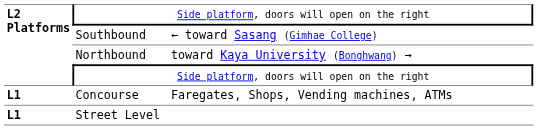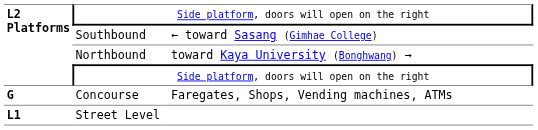(14, 95) L1 -> (10, 95) G
